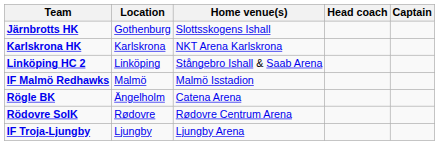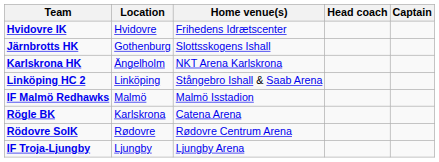+ row: (37, 30)
(140, 47) Karlskrona -> (140, 64) Ängelholm
(140, 98) Ängelholm -> (140, 115) Karlskrona
